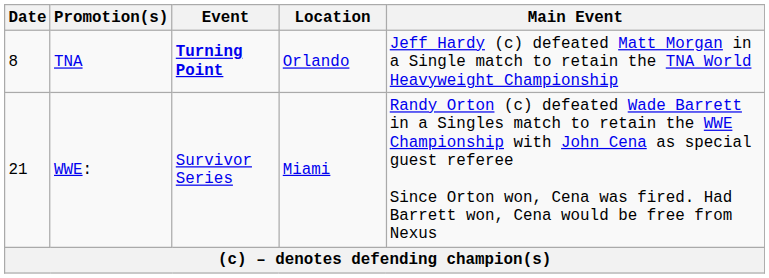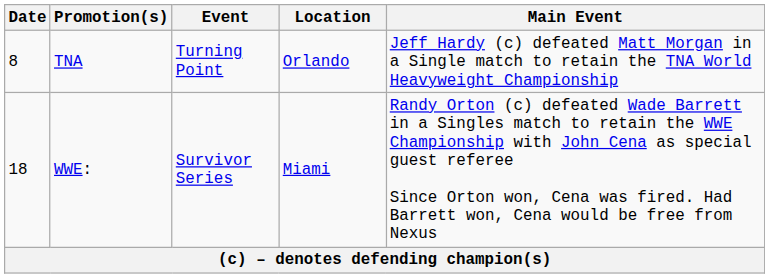(209, 62) bold -> (209, 62) normal
(18, 170) 21 -> (18, 170) 18
